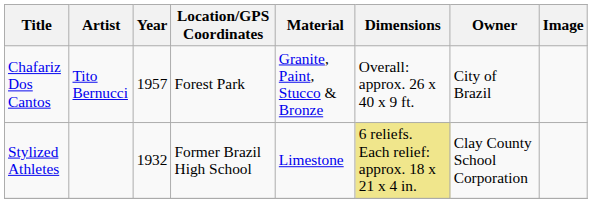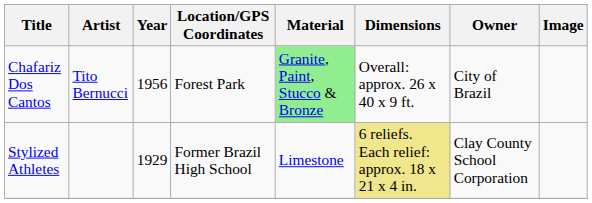(152, 84) 1957 -> (152, 84) 1956
(308, 84) no background -> (308, 84) lightgreen background
(152, 160) 1932 -> (152, 160) 1929
